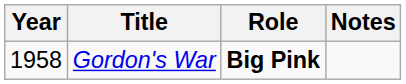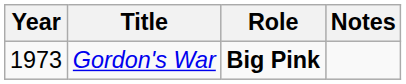(36, 60) 1958 -> (36, 60) 1973
